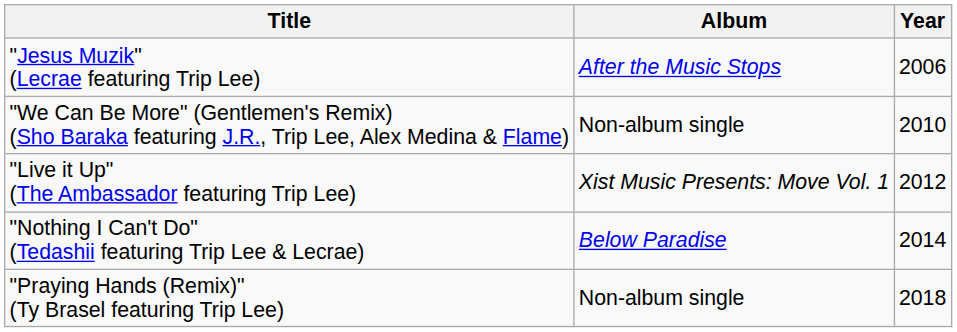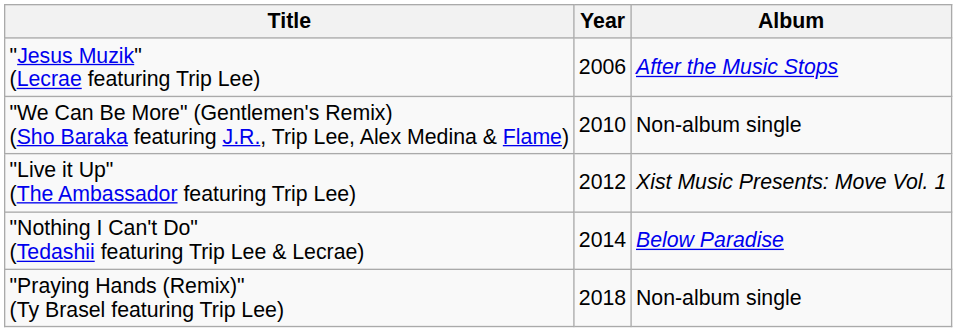columns swapped: (923, 21) <-> (734, 21)
